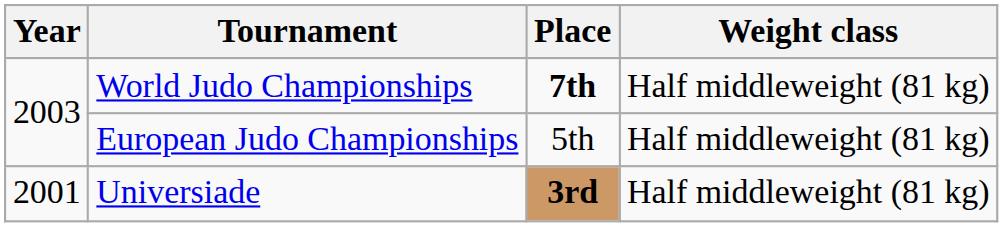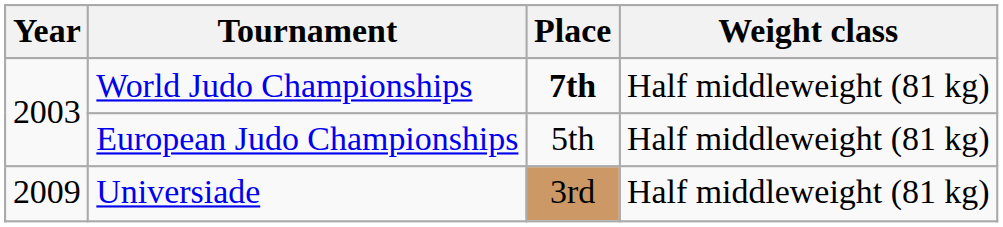(47, 192) 2001 -> (47, 192) 2009
(573, 192) bold -> (573, 192) normal
